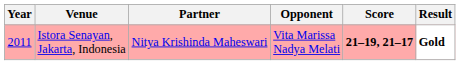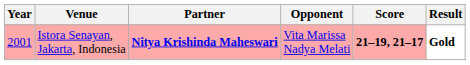(20, 42) 2011 -> (20, 42) 2001
(199, 42) normal -> (205, 42) bold
